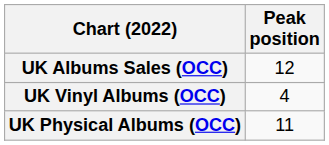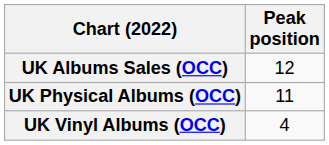rows swapped: (125, 125) <-> (125, 96)
